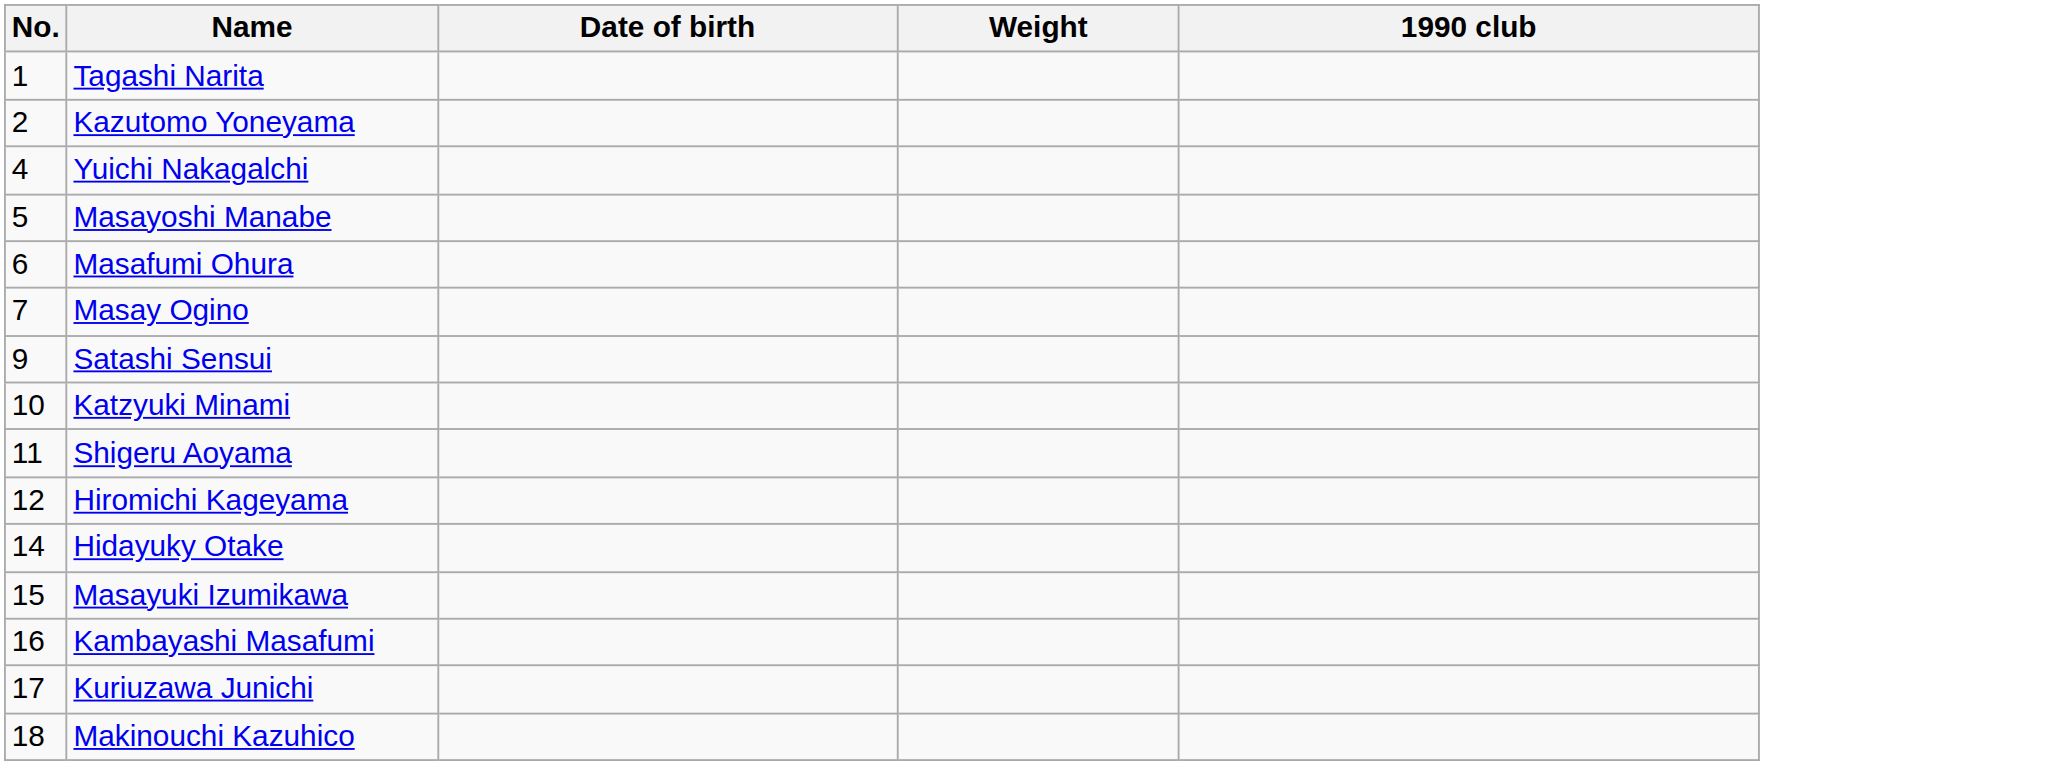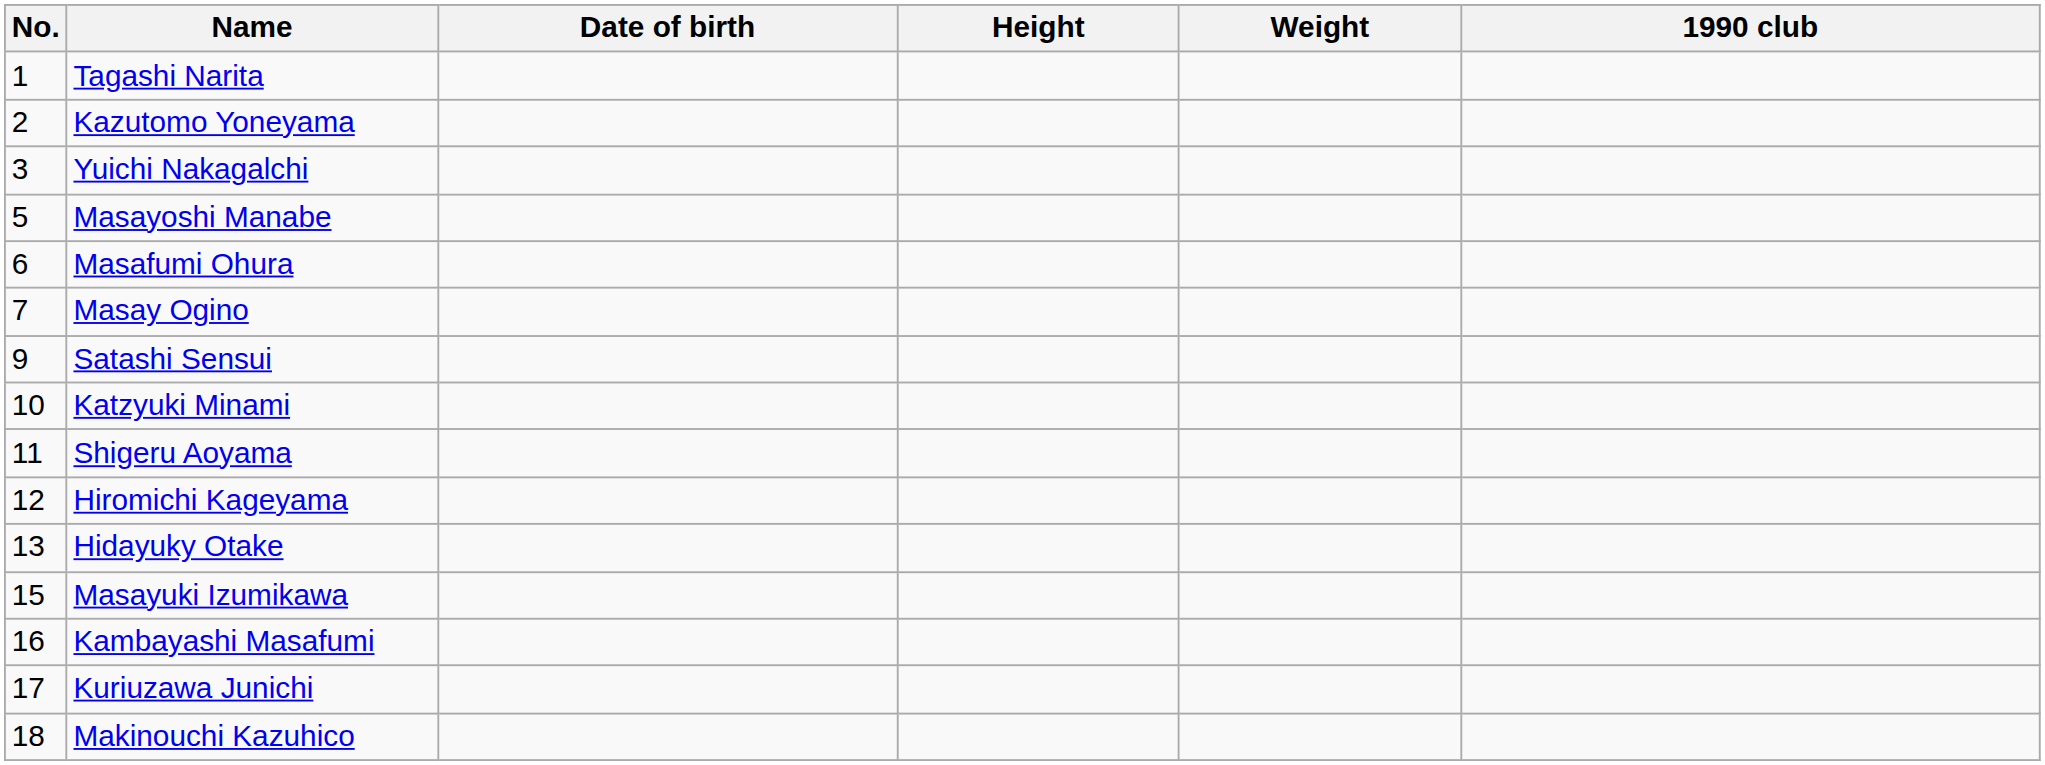+ column: (1038, 28)
(20, 169) 4 -> (20, 169) 3
(28, 547) 14 -> (28, 547) 13
